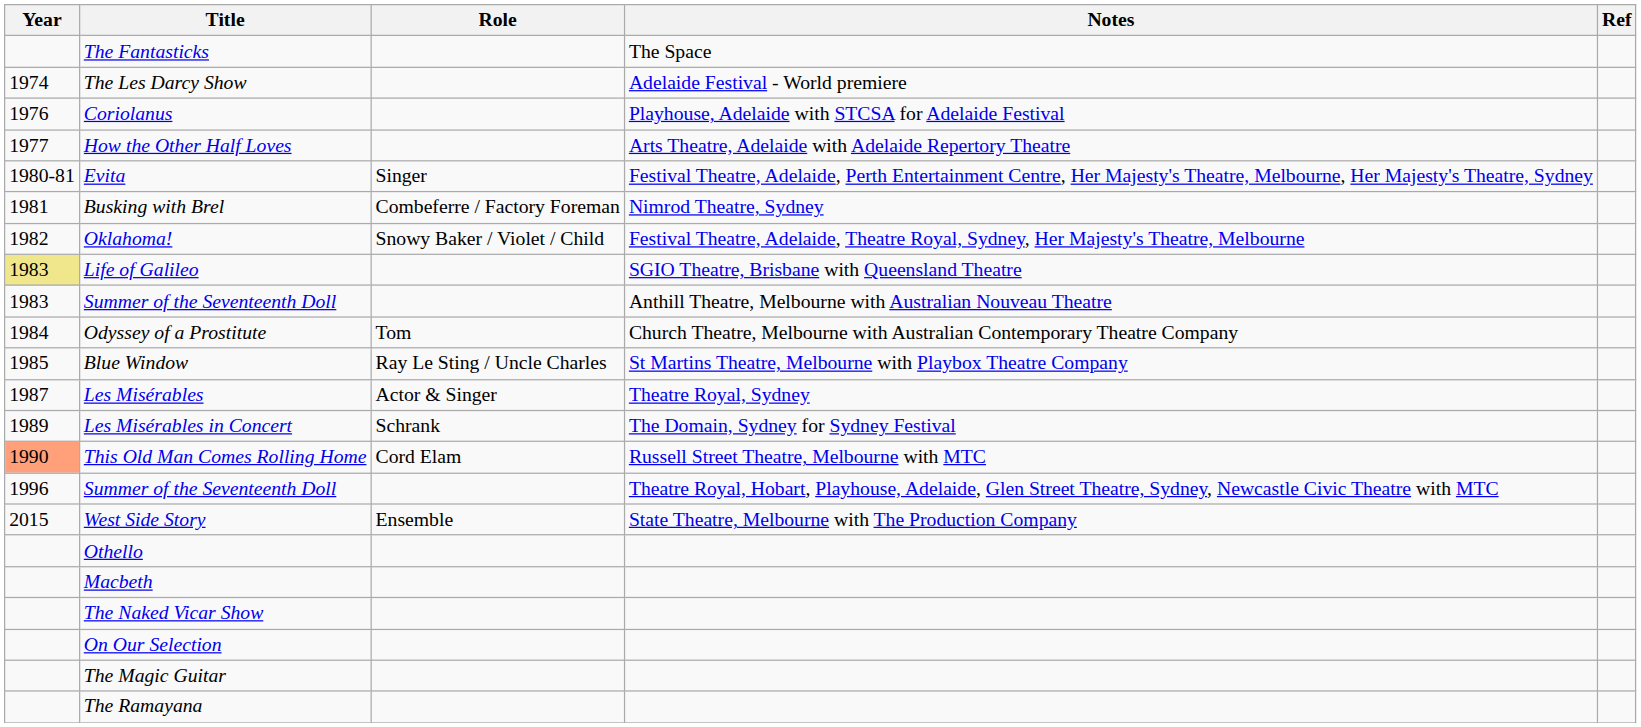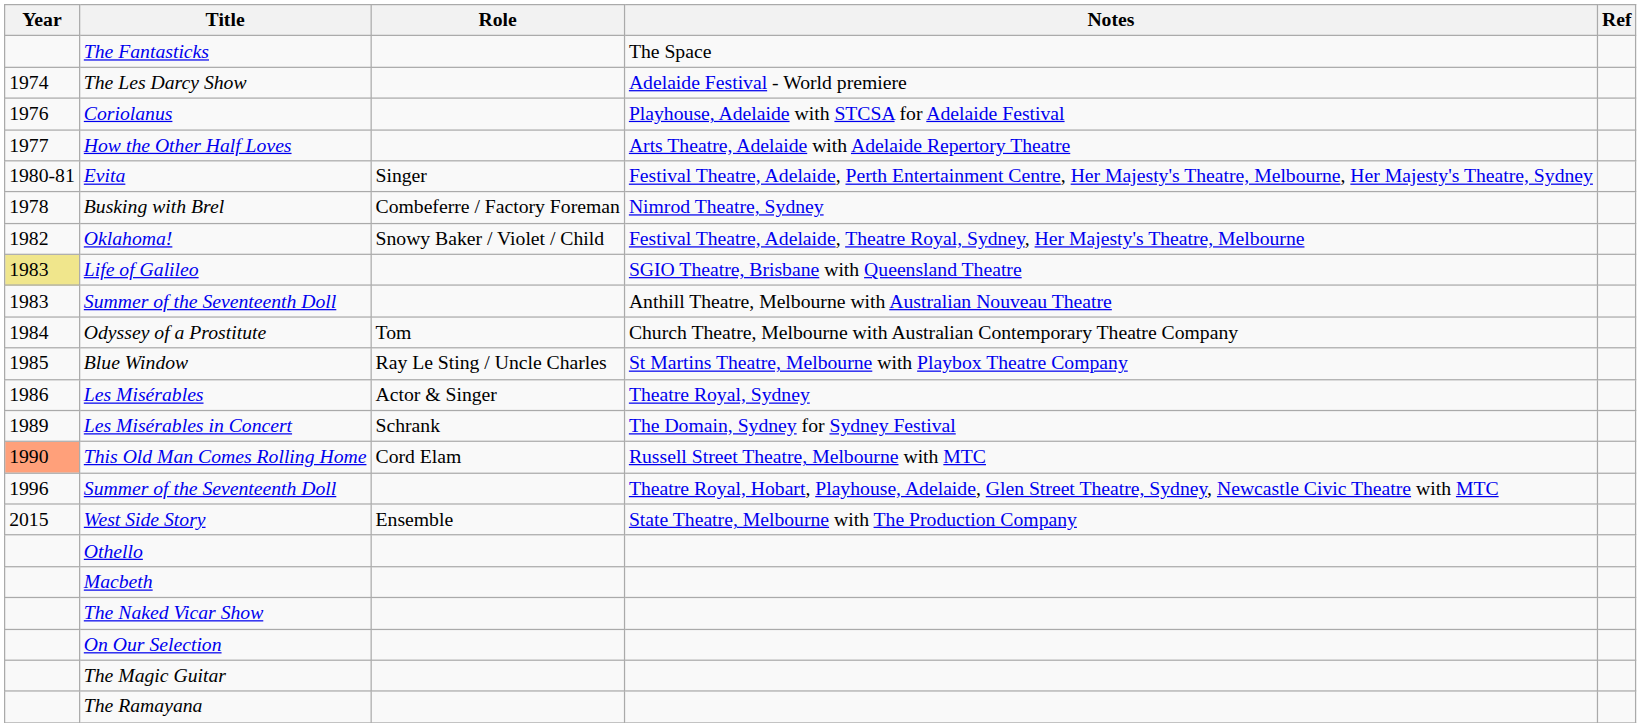(29, 207) 1981 -> (29, 207) 1978
(29, 394) 1987 -> (29, 394) 1986
